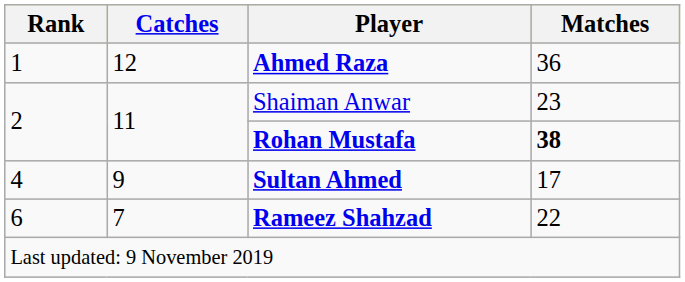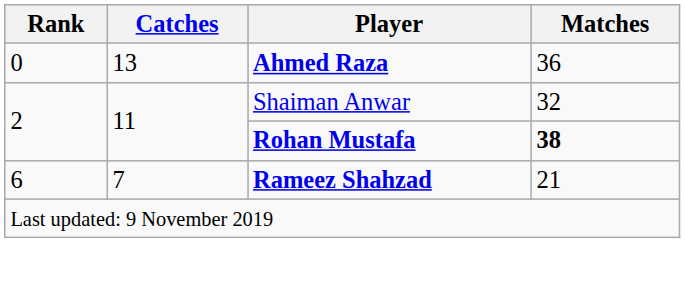(17, 62) 1 -> (17, 62) 0
(125, 62) 12 -> (125, 62) 13
(549, 101) 23 -> (549, 101) 32
- row: (327, 179)
(549, 218) 22 -> (549, 179) 21
